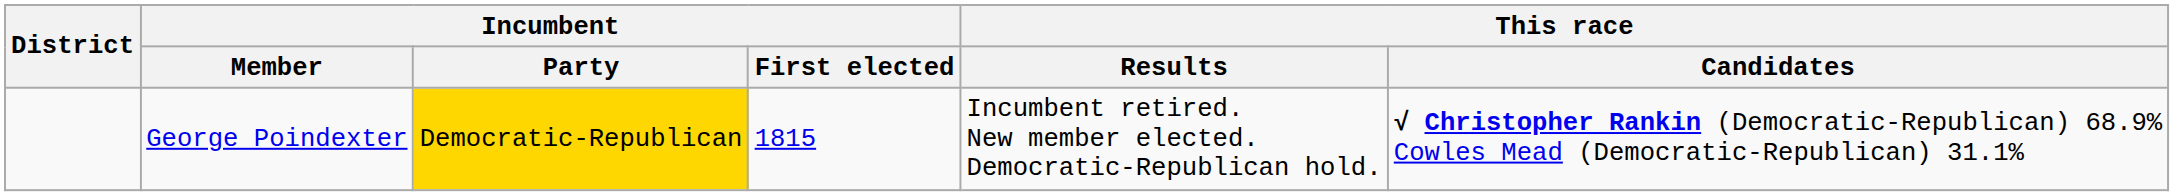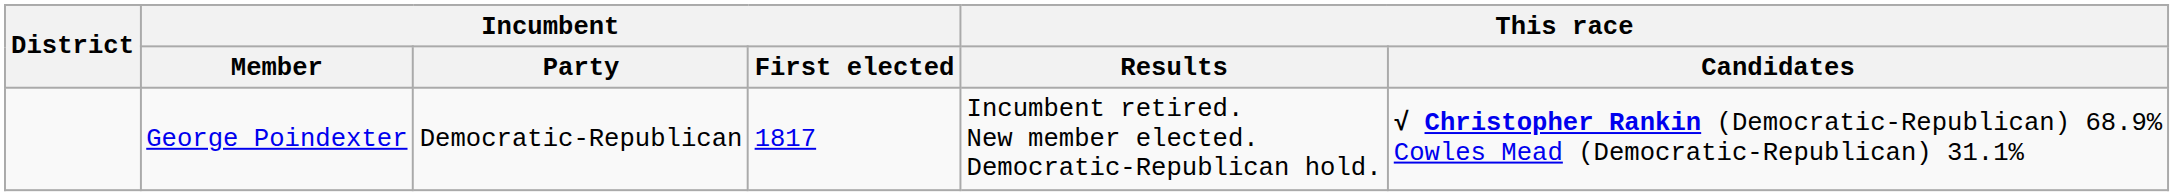(581, 139) gold background -> (581, 139) no background
(785, 139) 1815 -> (785, 139) 1817
